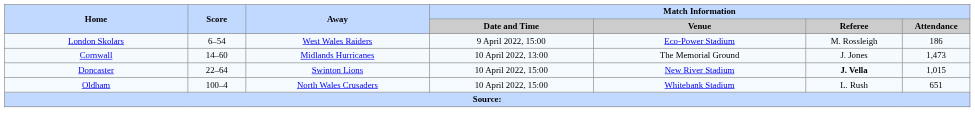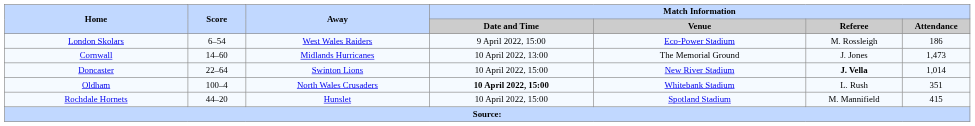(936, 70) 1,015 -> (936, 70) 1,014
(511, 85) normal -> (511, 85) bold
(936, 85) 651 -> (936, 85) 351
+ row: (96, 99)
